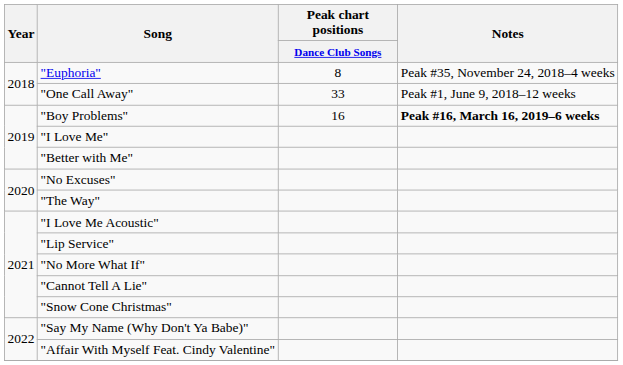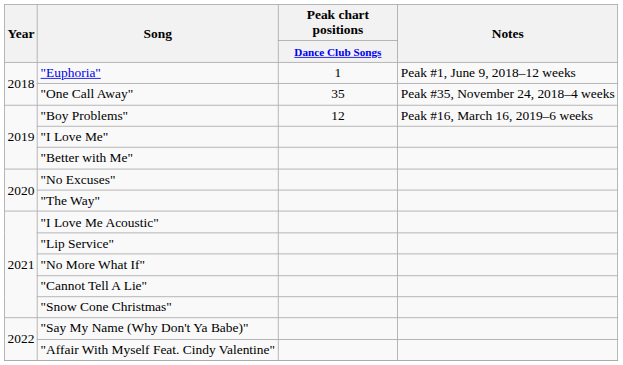(338, 72) 8 -> (338, 72) 1
(508, 72) Peak #35, November 24, 2018–4 weeks -> (488, 72) Peak #1, June 9, 2018–12 weeks
(338, 94) 33 -> (338, 94) 35
(488, 94) Peak #1, June 9, 2018–12 weeks -> (508, 94) Peak #35, November 24, 2018–4 weeks
(338, 115) 16 -> (338, 115) 12
(500, 115) bold -> (497, 115) normal
